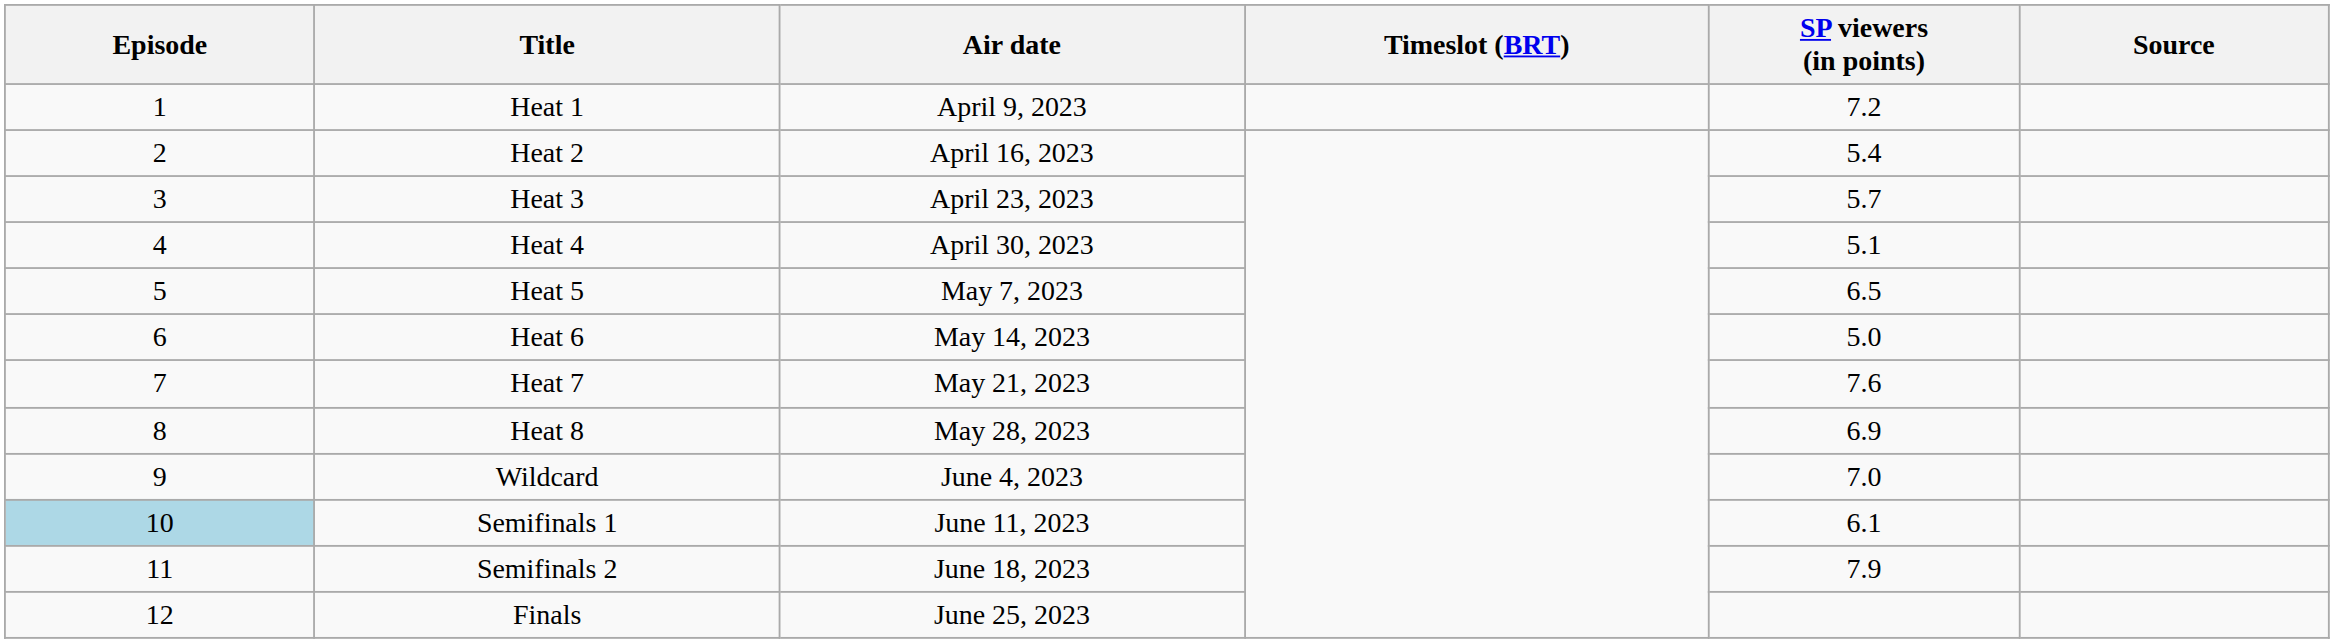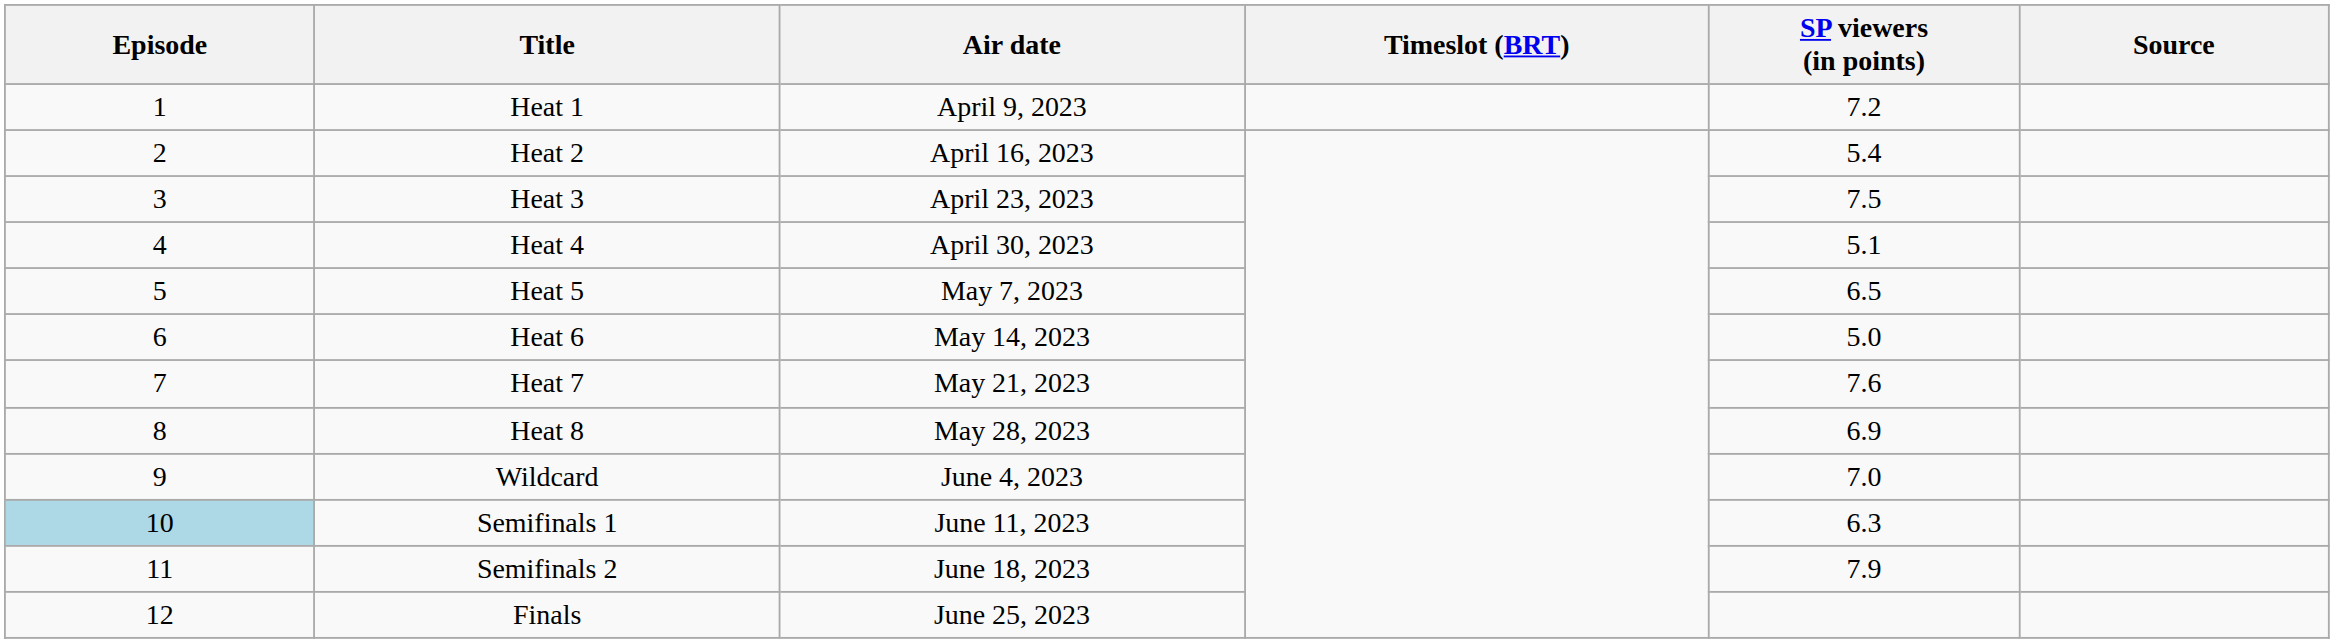(1864, 199) 5.7 -> (1864, 199) 7.5
(1864, 522) 6.1 -> (1864, 522) 6.3
